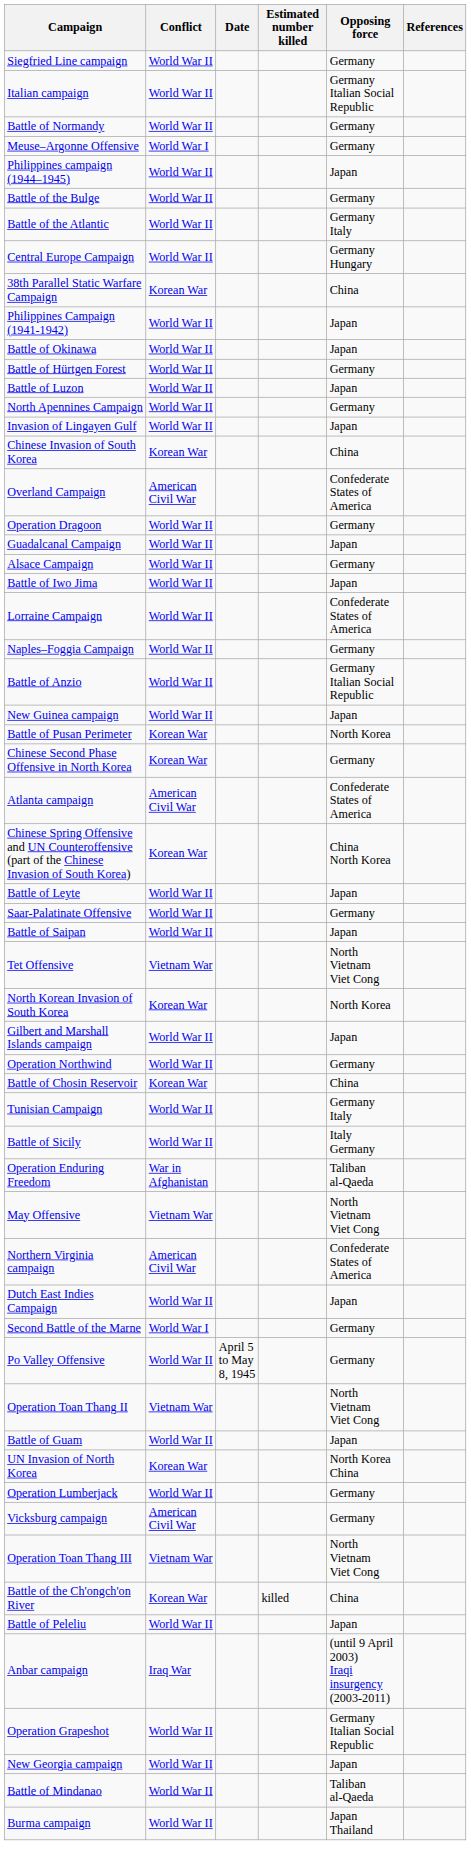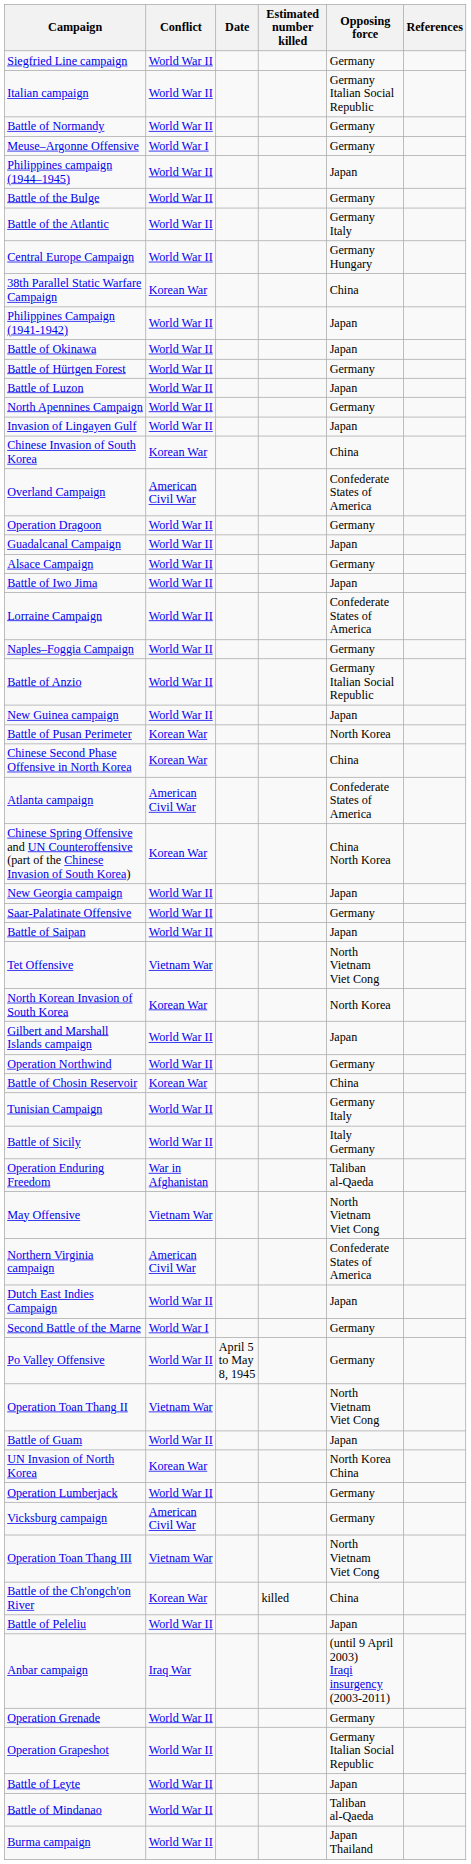(352, 760) Germany -> (344, 760) China
rows swapped: (44, 893) <-> (65, 1764)
+ row: (54, 1717)
